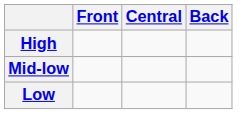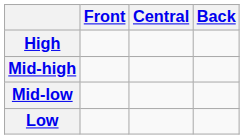+ row: (42, 69)
